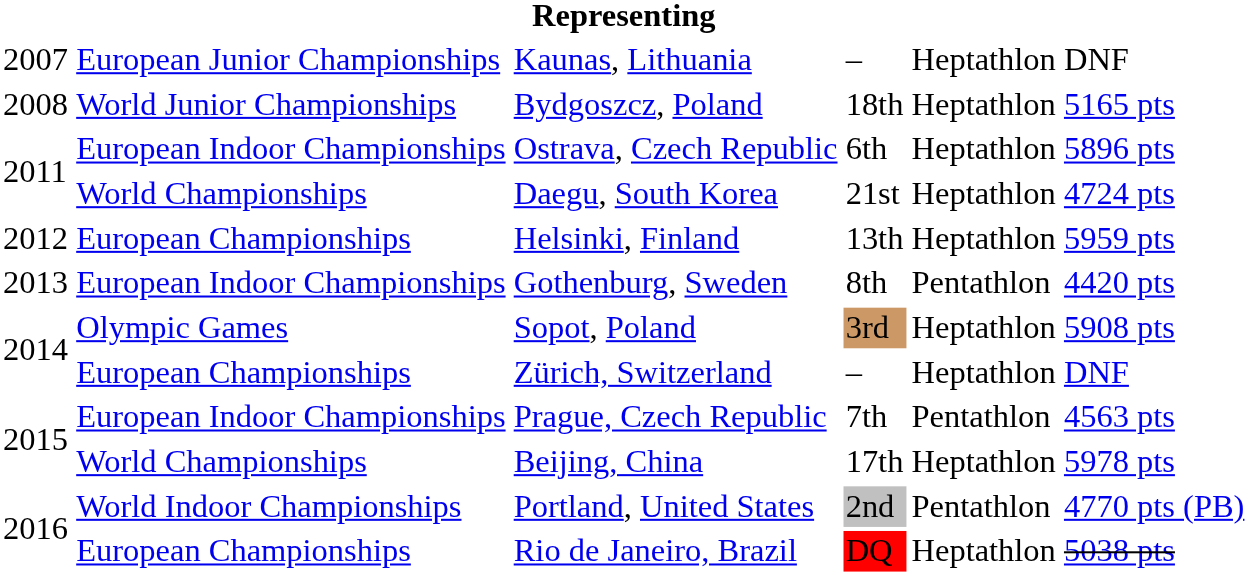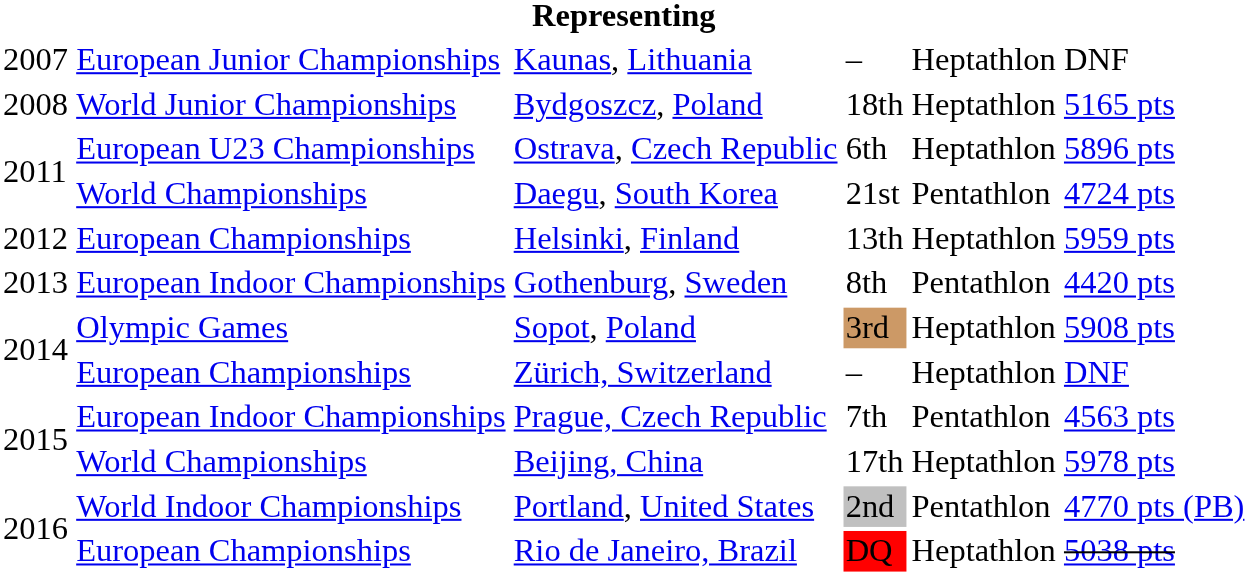(291, 148) European Indoor Championships -> (276, 148) European U23 Championships
(984, 193) Heptathlon -> (981, 193) Pentathlon
